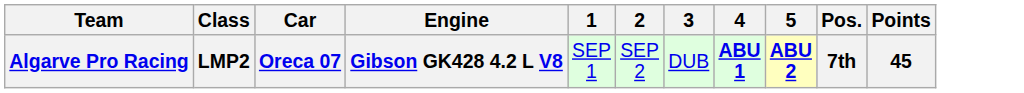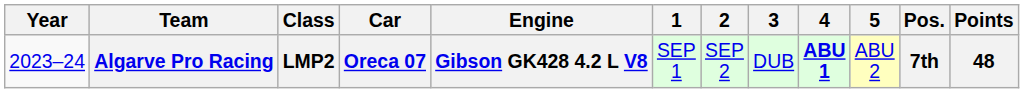+ column: (47, 20)
(791, 61) bold -> (875, 61) normal
(901, 61) 45 -> (984, 61) 48
